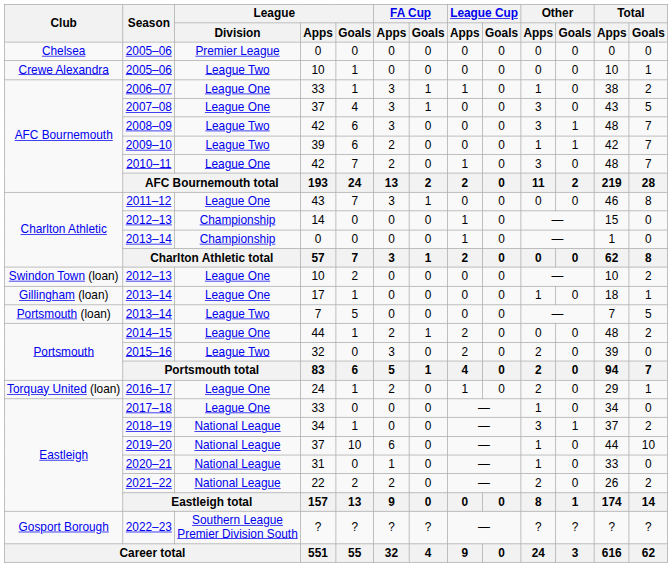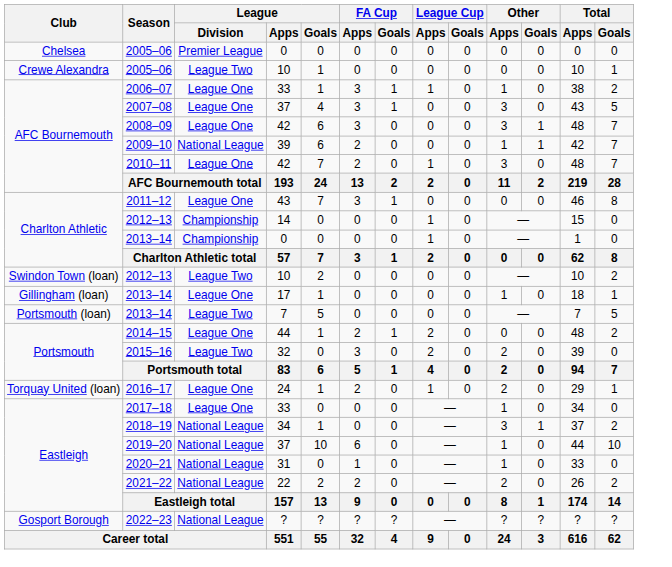(238, 126) League Two -> (220, 126) League One
(238, 145) League Two -> (220, 145) National League
(238, 276) League One -> (220, 276) League Two
(238, 527) Southern League Premier Division South -> (220, 520) National League
